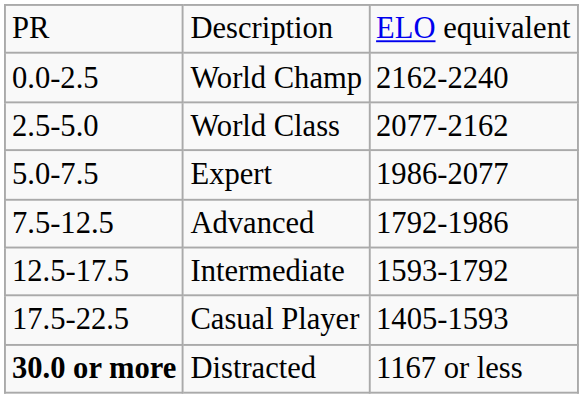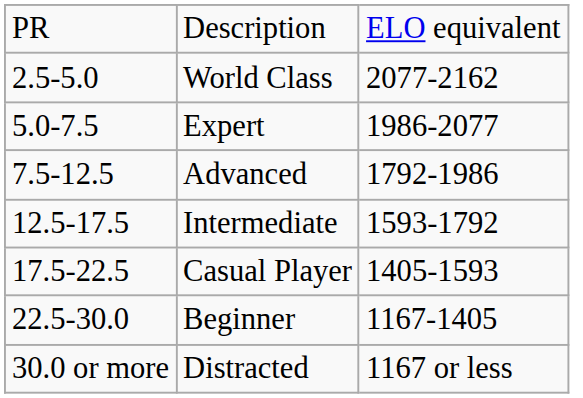- row: (276, 77)
+ row: (239, 319)
(94, 367) bold -> (91, 367) normal
